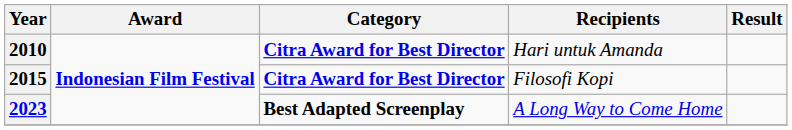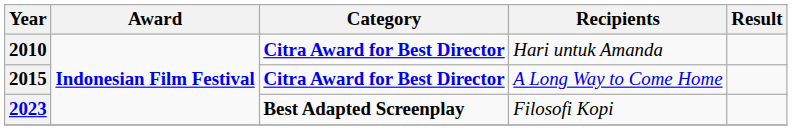(563, 79) Filosofi Kopi -> (618, 79) A Long Way to Come Home
(618, 109) A Long Way to Come Home -> (563, 109) Filosofi Kopi
